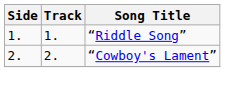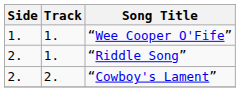+ row: (160, 35)
(15, 35) 1. -> (15, 56) 2.
